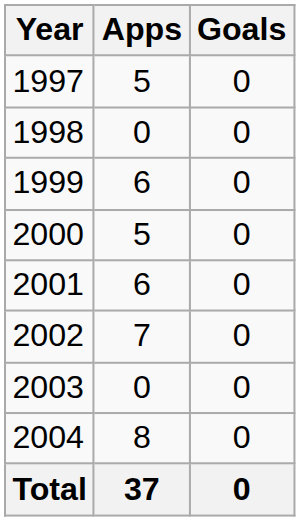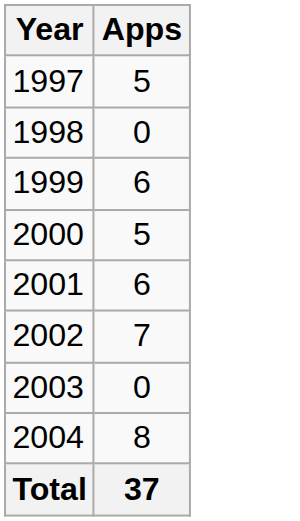- column: (242, 30)
